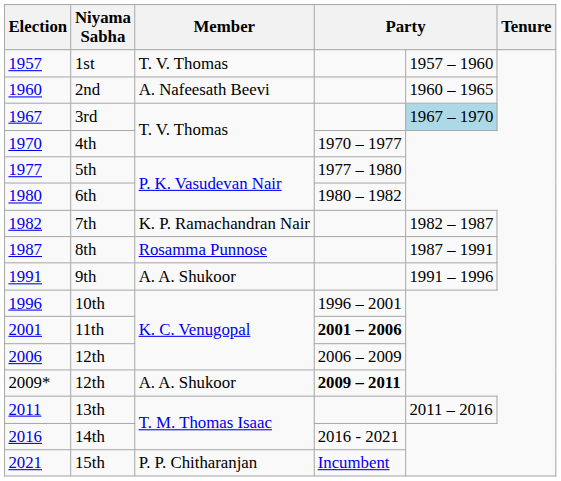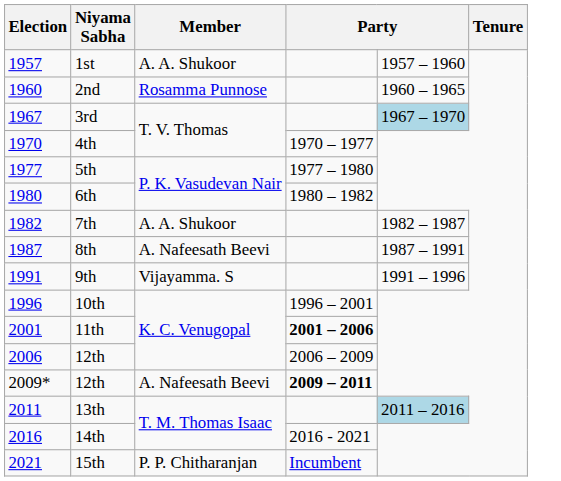(183, 63) T. V. Thomas -> (187, 63) A. A. Shukoor
(204, 90) A. Nafeesath Beevi -> (203, 90) Rosamma Punnose
(224, 223) K. P. Ramachandran Nair -> (187, 223) A. A. Shukoor
(203, 249) Rosamma Punnose -> (204, 249) A. Nafeesath Beevi
(187, 276) A. A. Shukoor -> (186, 276) Vijayamma. S
(187, 383) A. A. Shukoor -> (204, 383) A. Nafeesath Beevi
(451, 409) no background -> (423, 409) lightblue background
